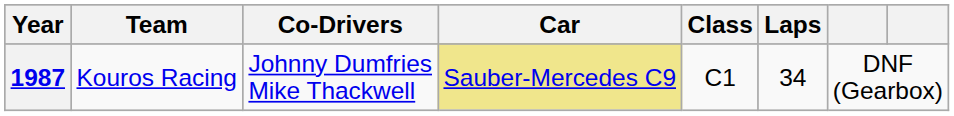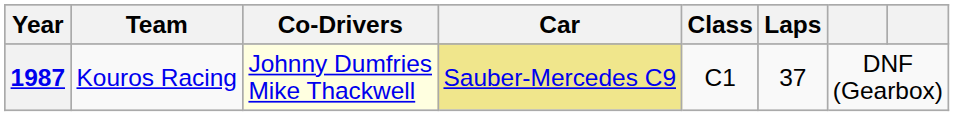(340, 77) no background -> (340, 77) lightyellow background
(793, 77) 34 -> (793, 77) 37
